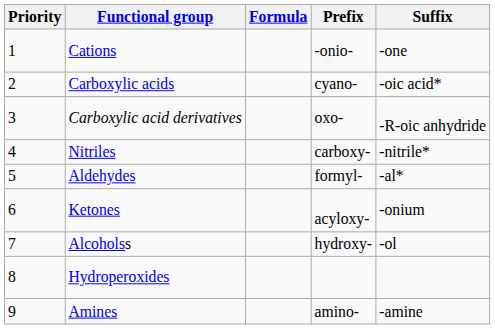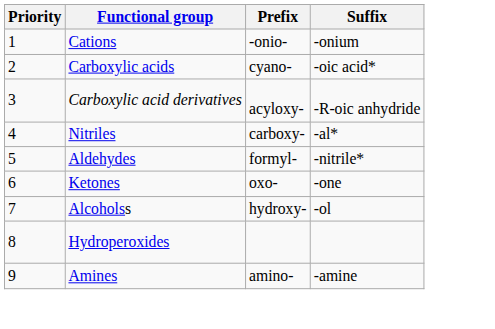- column: (278, 16)
(393, 50) -one -> (336, 41) -onium
(329, 117) oxo- -> (276, 109) acyloxy-
(405, 151) -nitrile* -> (326, 134) -al*
(391, 176) -al* -> (339, 158) -nitrile*
(342, 219) acyloxy- -> (263, 183) oxo-
(402, 210) -onium -> (328, 183) -one
